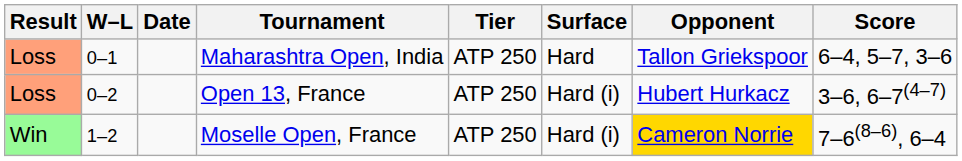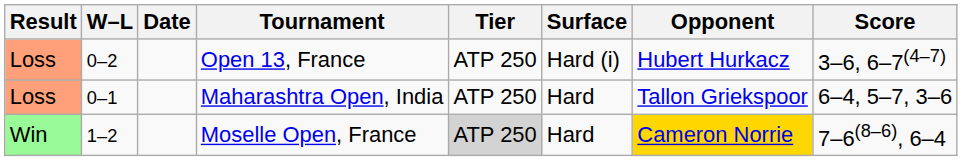rows swapped: (322, 56) <-> (283, 94)
(495, 135) no background -> (495, 135) lightgrey background
(583, 135) Hard (i) -> (571, 135) Hard
